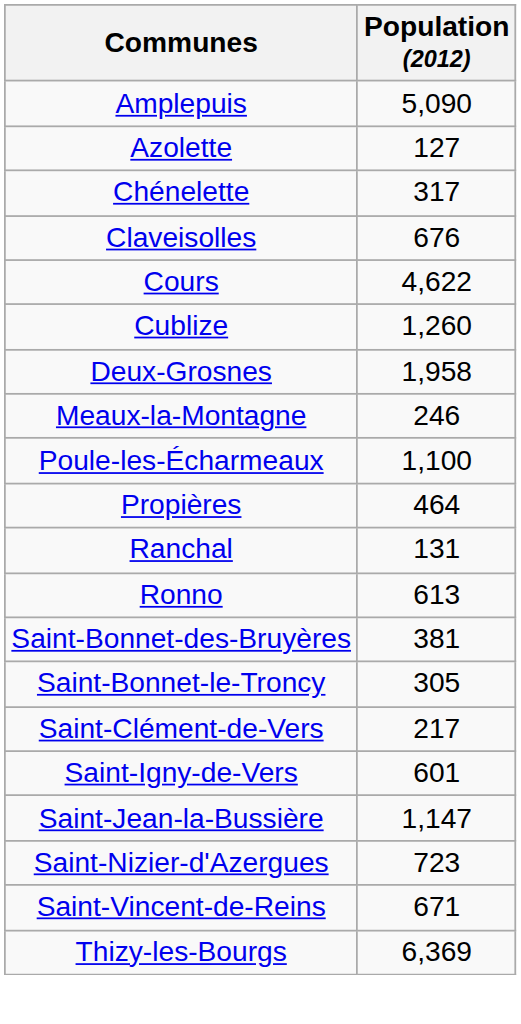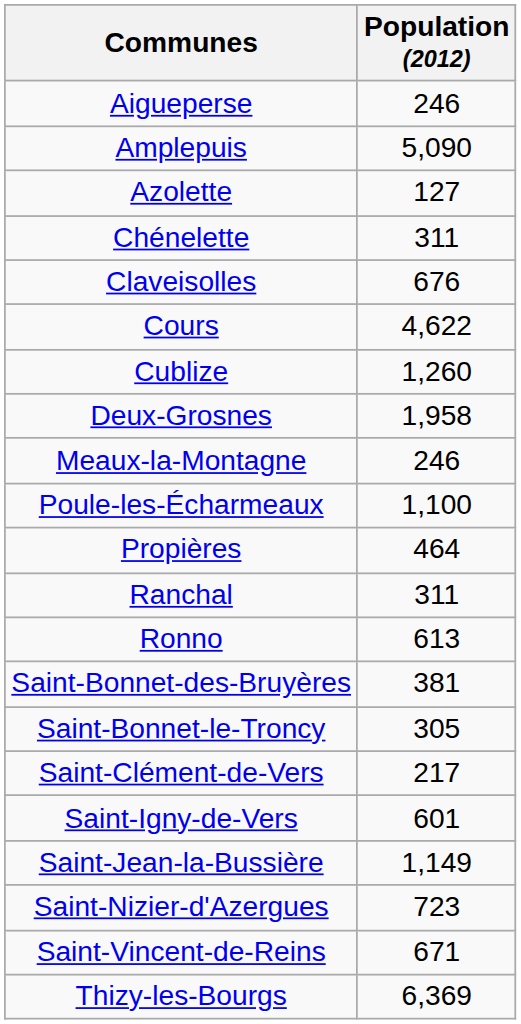+ row: (181, 103)
(437, 192) 317 -> (437, 237) 311
(437, 549) 131 -> (437, 594) 311
(437, 817) 1,147 -> (437, 862) 1,149
